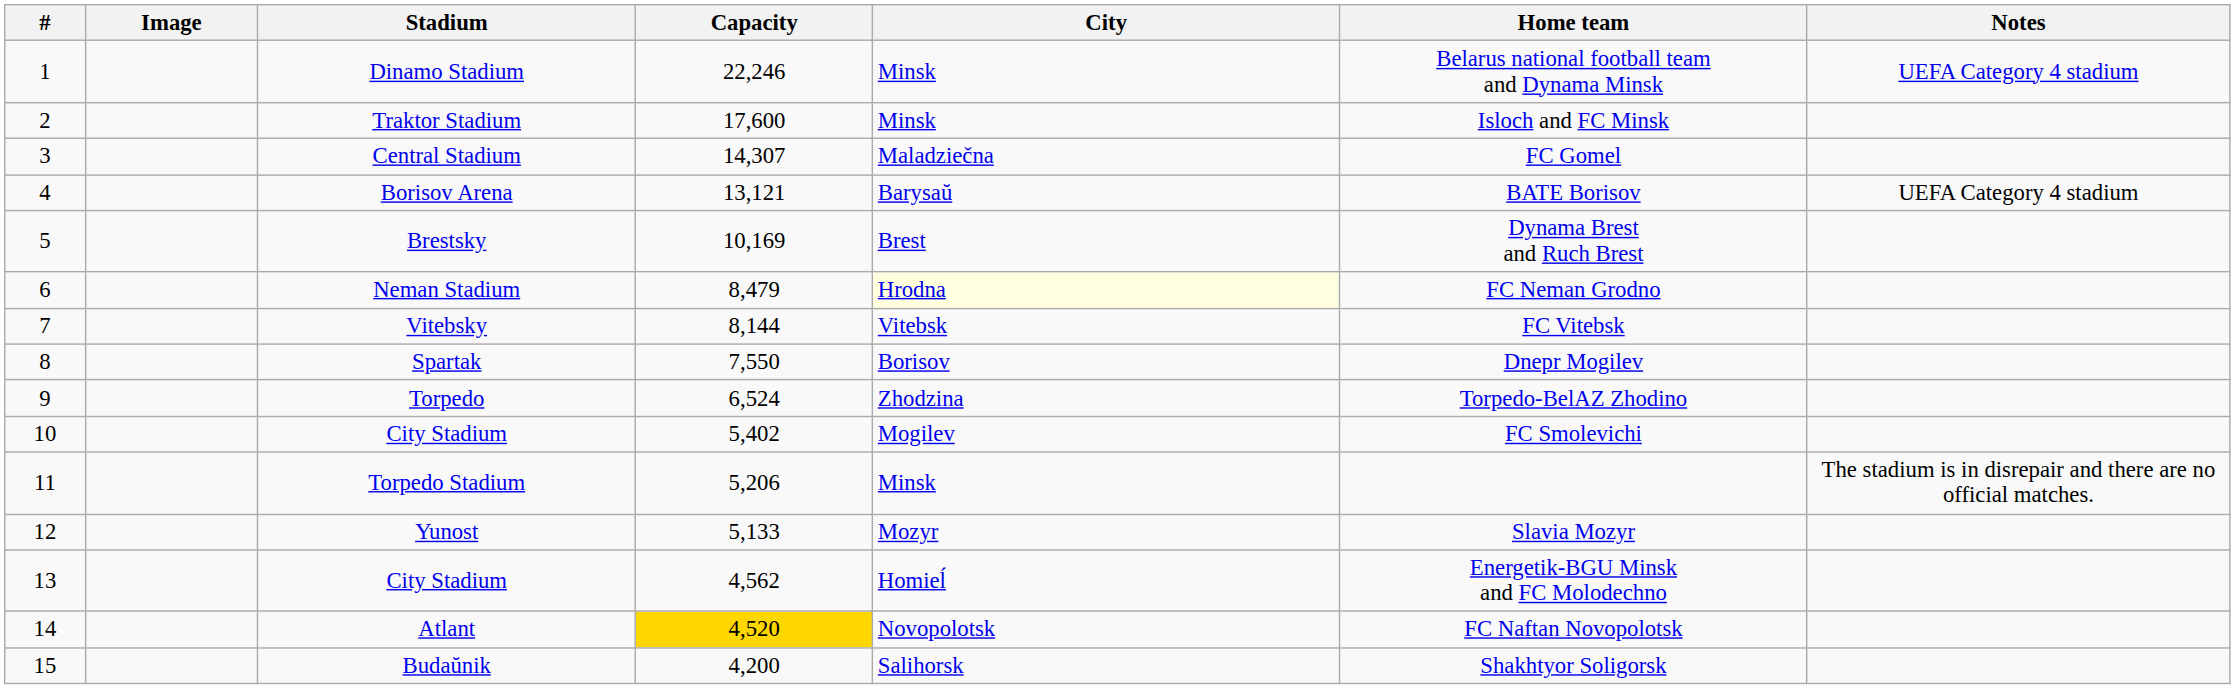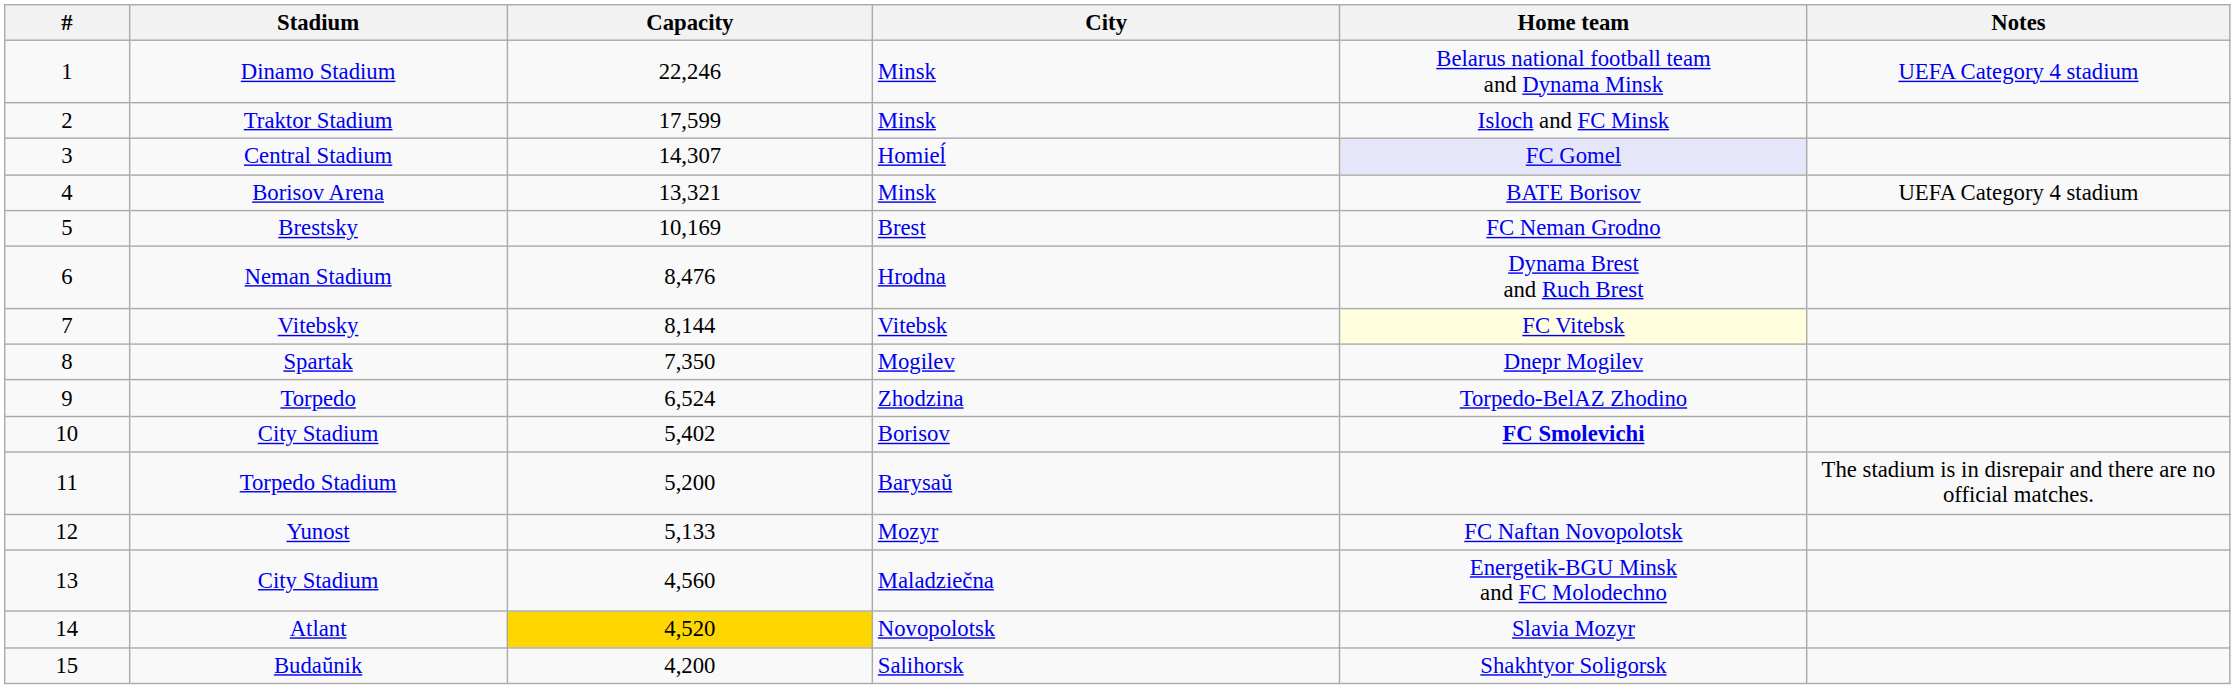- column: (171, 22)
(754, 120) 17,600 -> (690, 120) 17,599
(936, 156) Maladziečna -> (912, 156) Homieĺ
(1573, 156) no background -> (1573, 156) lavender background
(754, 192) 13,121 -> (690, 192) 13,321
(915, 192) Barysaŭ -> (907, 192) Minsk
(1573, 241) Dynama Brest and Ruch Brest -> (1573, 228) FC Neman Grodno
(754, 289) 8,479 -> (690, 277) 8,476
(912, 289) lightyellow background -> (912, 277) no background
(1573, 289) FC Neman Grodno -> (1573, 277) Dynama Brest and Ruch Brest
(1573, 325) no background -> (1573, 325) lightyellow background
(754, 361) 7,550 -> (690, 361) 7,350
(914, 361) Borisov -> (916, 361) Mogilev
(916, 433) Mogilev -> (914, 433) Borisov
(1573, 433) normal -> (1573, 433) bold
(754, 482) 5,206 -> (690, 482) 5,200
(907, 482) Minsk -> (915, 482) Barysaŭ
(1573, 531) Slavia Mozyr -> (1573, 531) FC Naftan Novopolotsk
(754, 580) 4,562 -> (690, 580) 4,560
(912, 580) Homieĺ -> (936, 580) Maladziečna
(1573, 629) FC Naftan Novopolotsk -> (1573, 629) Slavia Mozyr
